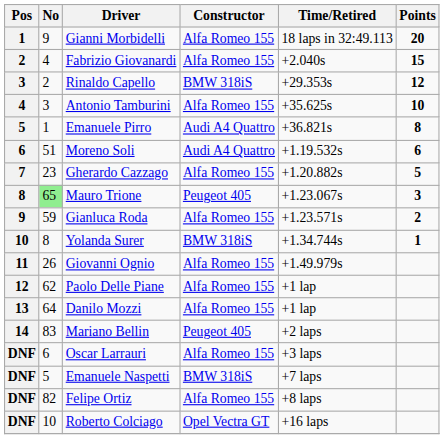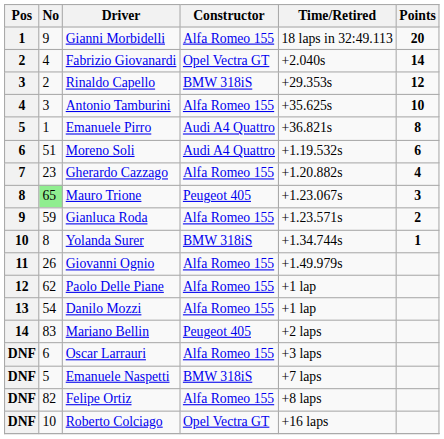(229, 60) Alfa Romeo 155 -> (226, 60) Opel Vectra GT
(418, 60) 15 -> (418, 60) 14
(418, 173) 5 -> (418, 173) 4
(49, 308) 64 -> (49, 308) 54
